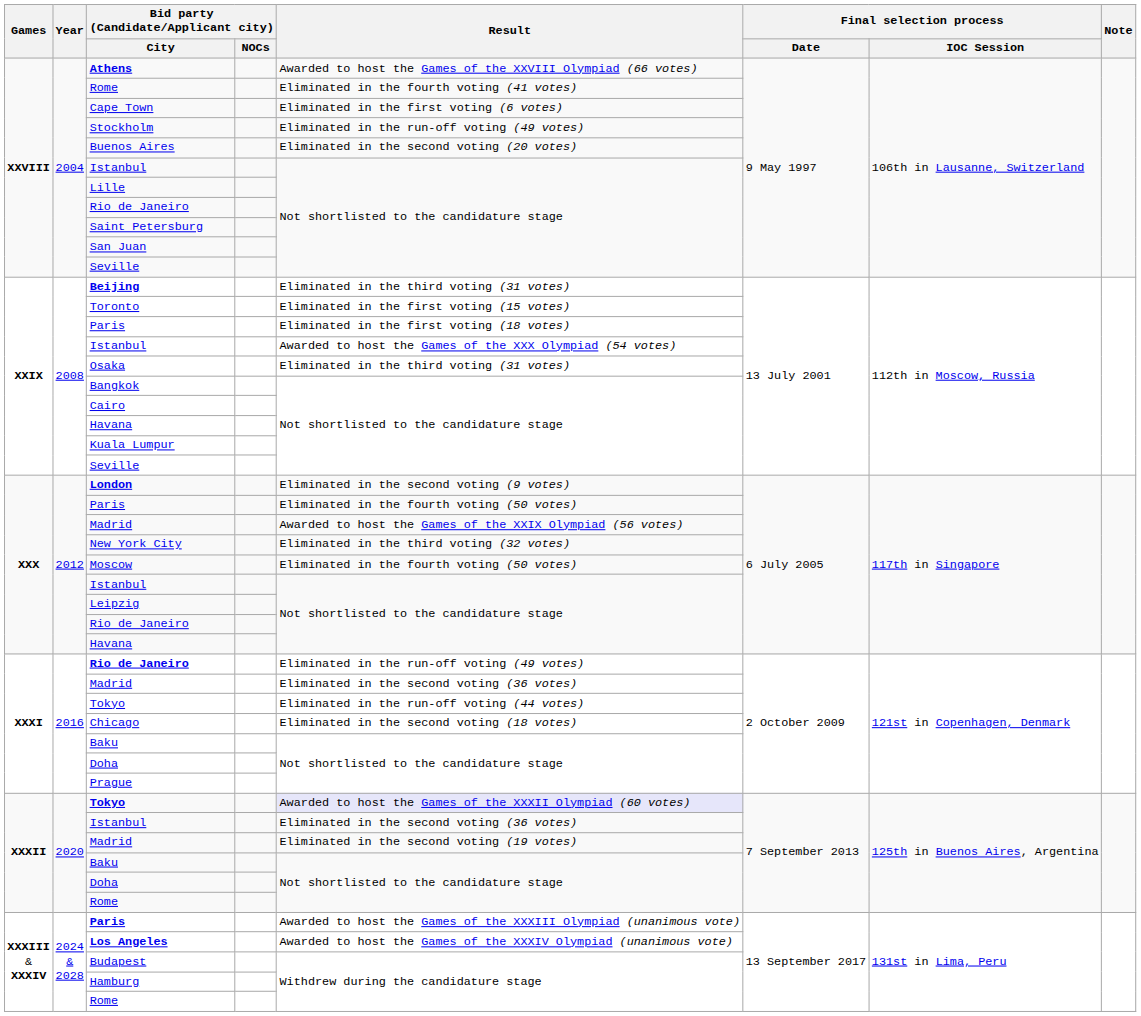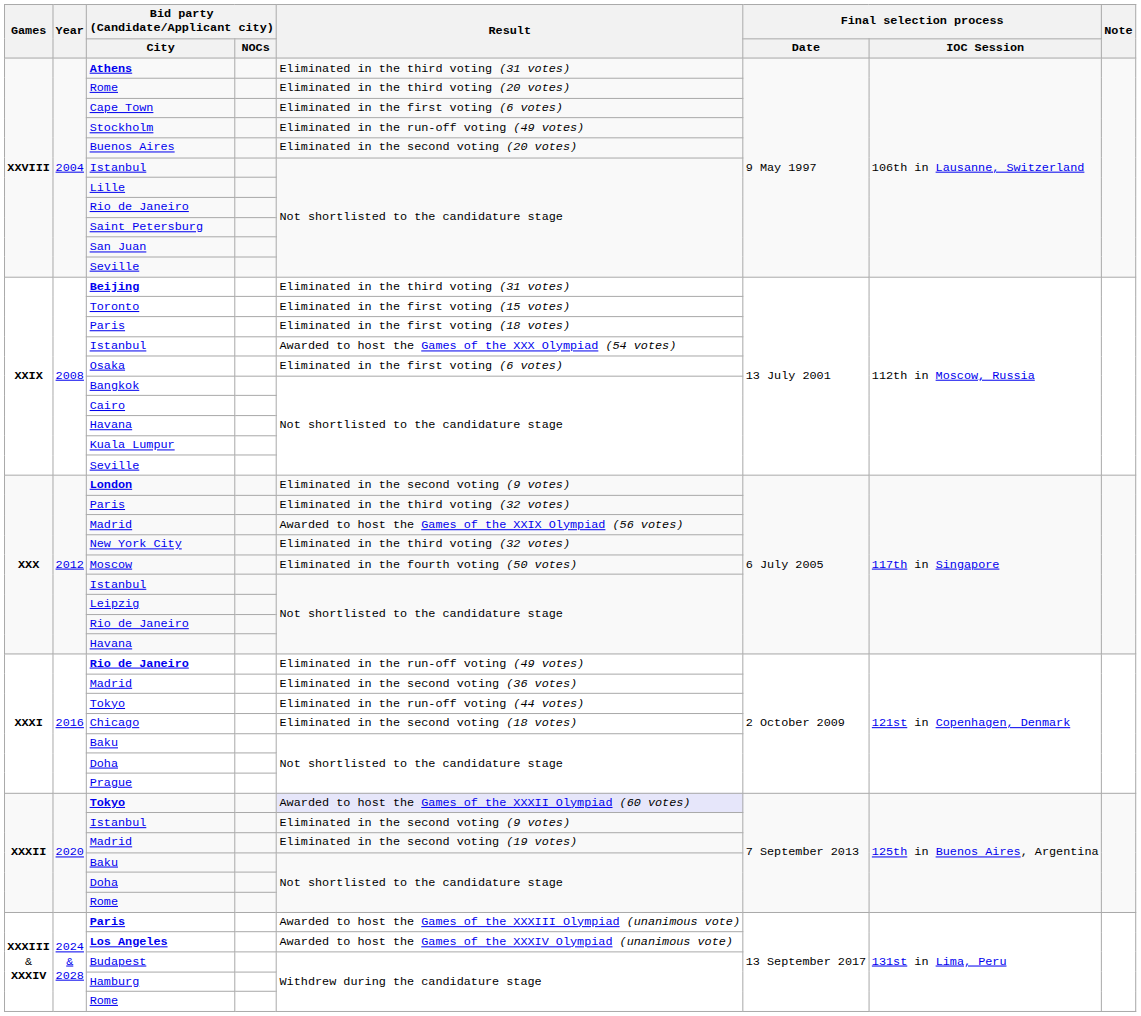(489, 68) Awarded to host the Games of the XXVIII Olympiad (66 votes) -> (425, 68) Eliminated in the third voting (31 votes)
(428, 88) Eliminated in the fourth voting (41 votes) -> (425, 88) Eliminated in the third voting (20 votes)
(425, 366) Eliminated in the third voting (31 votes) -> (421, 366) Eliminated in the first voting (6 votes)
(428, 505) Eliminated in the fourth voting (50 votes) -> (425, 505) Eliminated in the third voting (32 votes)
(428, 822) Eliminated in the second voting (36 votes) -> (425, 822) Eliminated in the second voting (9 votes)
